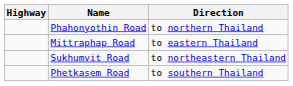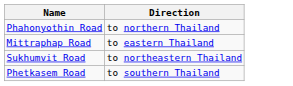- column: (26, 12)
